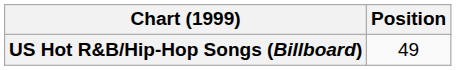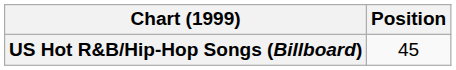(409, 49) 49 -> (409, 49) 45
